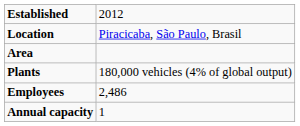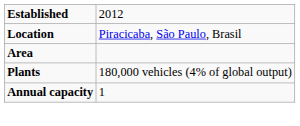- row: (36, 92)
